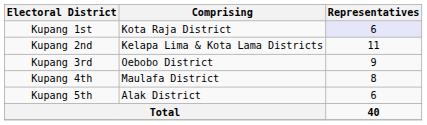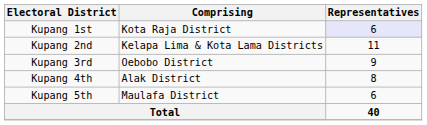(170, 79) Maulafa District -> (161, 79) Alak District
(161, 95) Alak District -> (170, 95) Maulafa District
